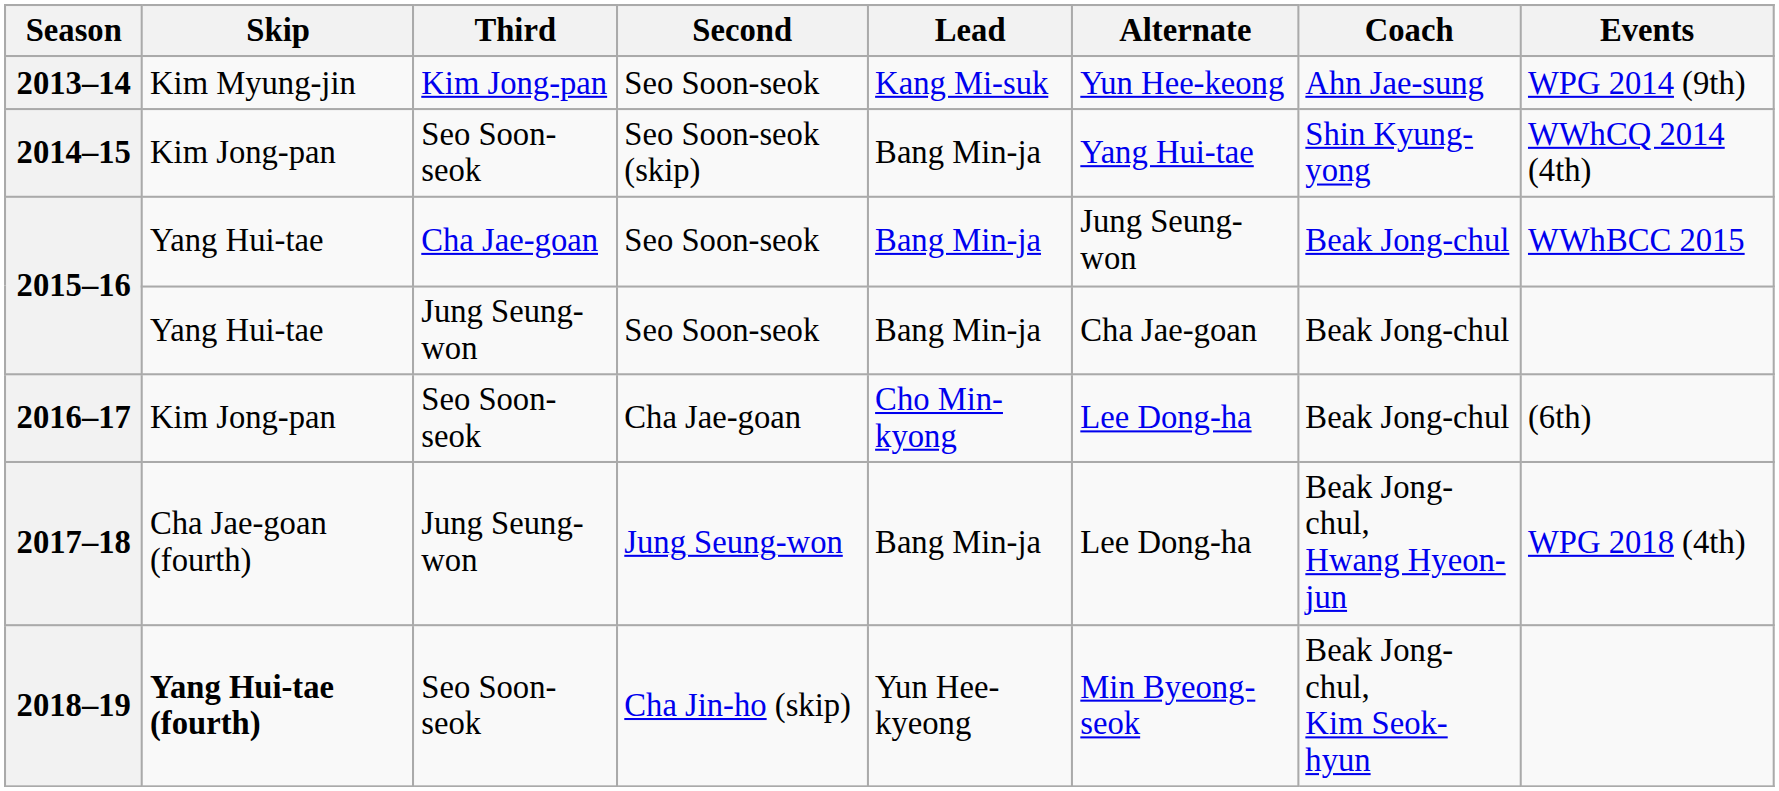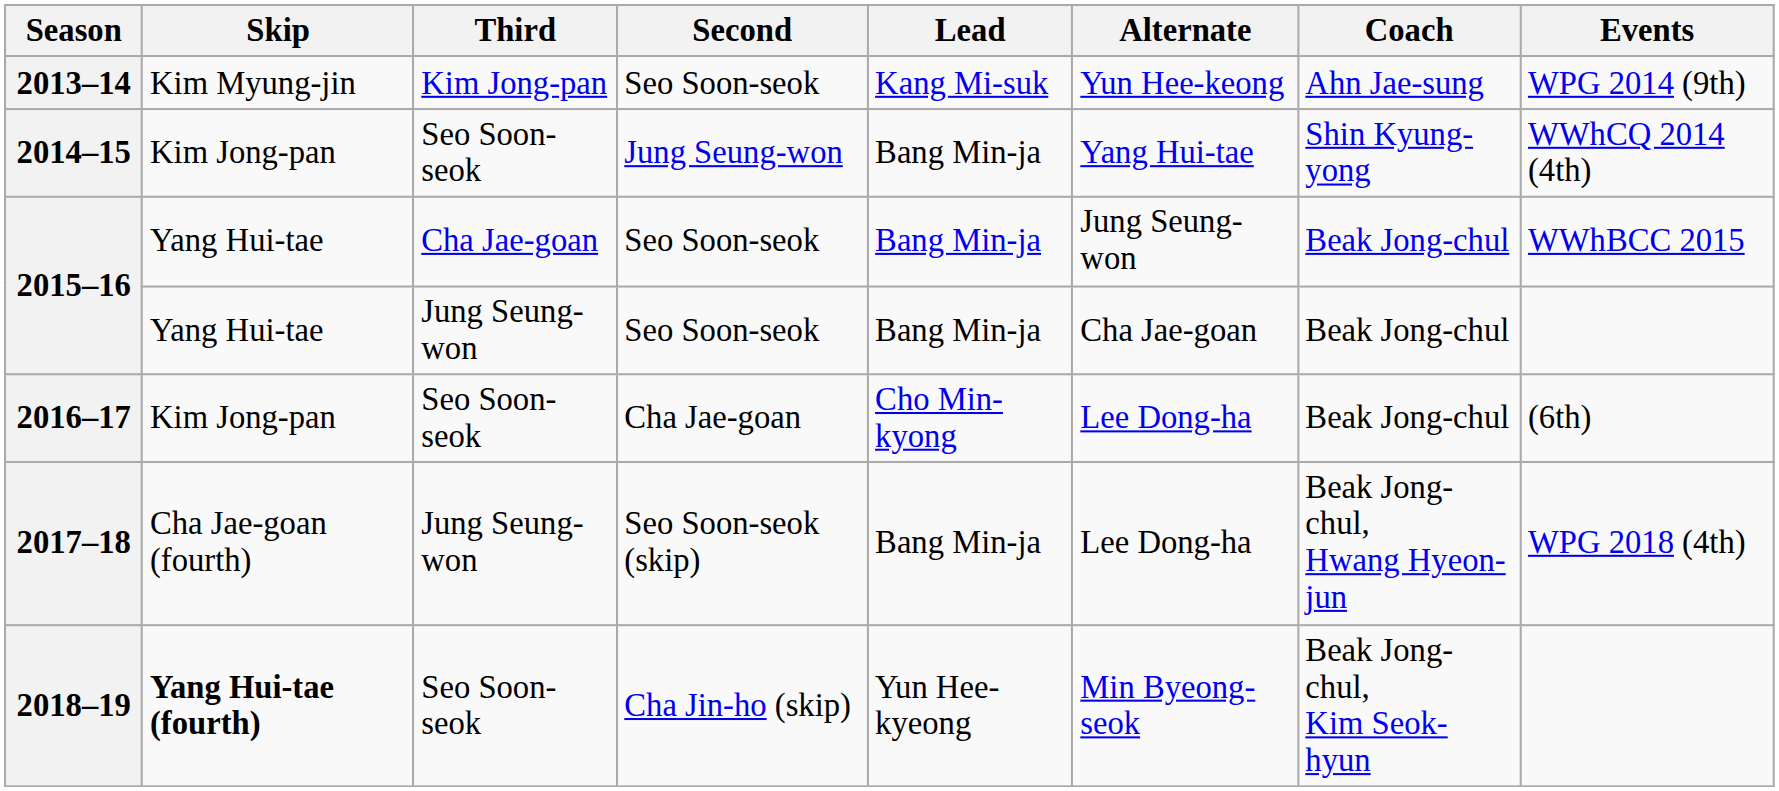(722, 152) Seo Soon-seok (skip) -> (734, 152) Jung Seung-won
(734, 542) Jung Seung-won -> (722, 542) Seo Soon-seok (skip)
